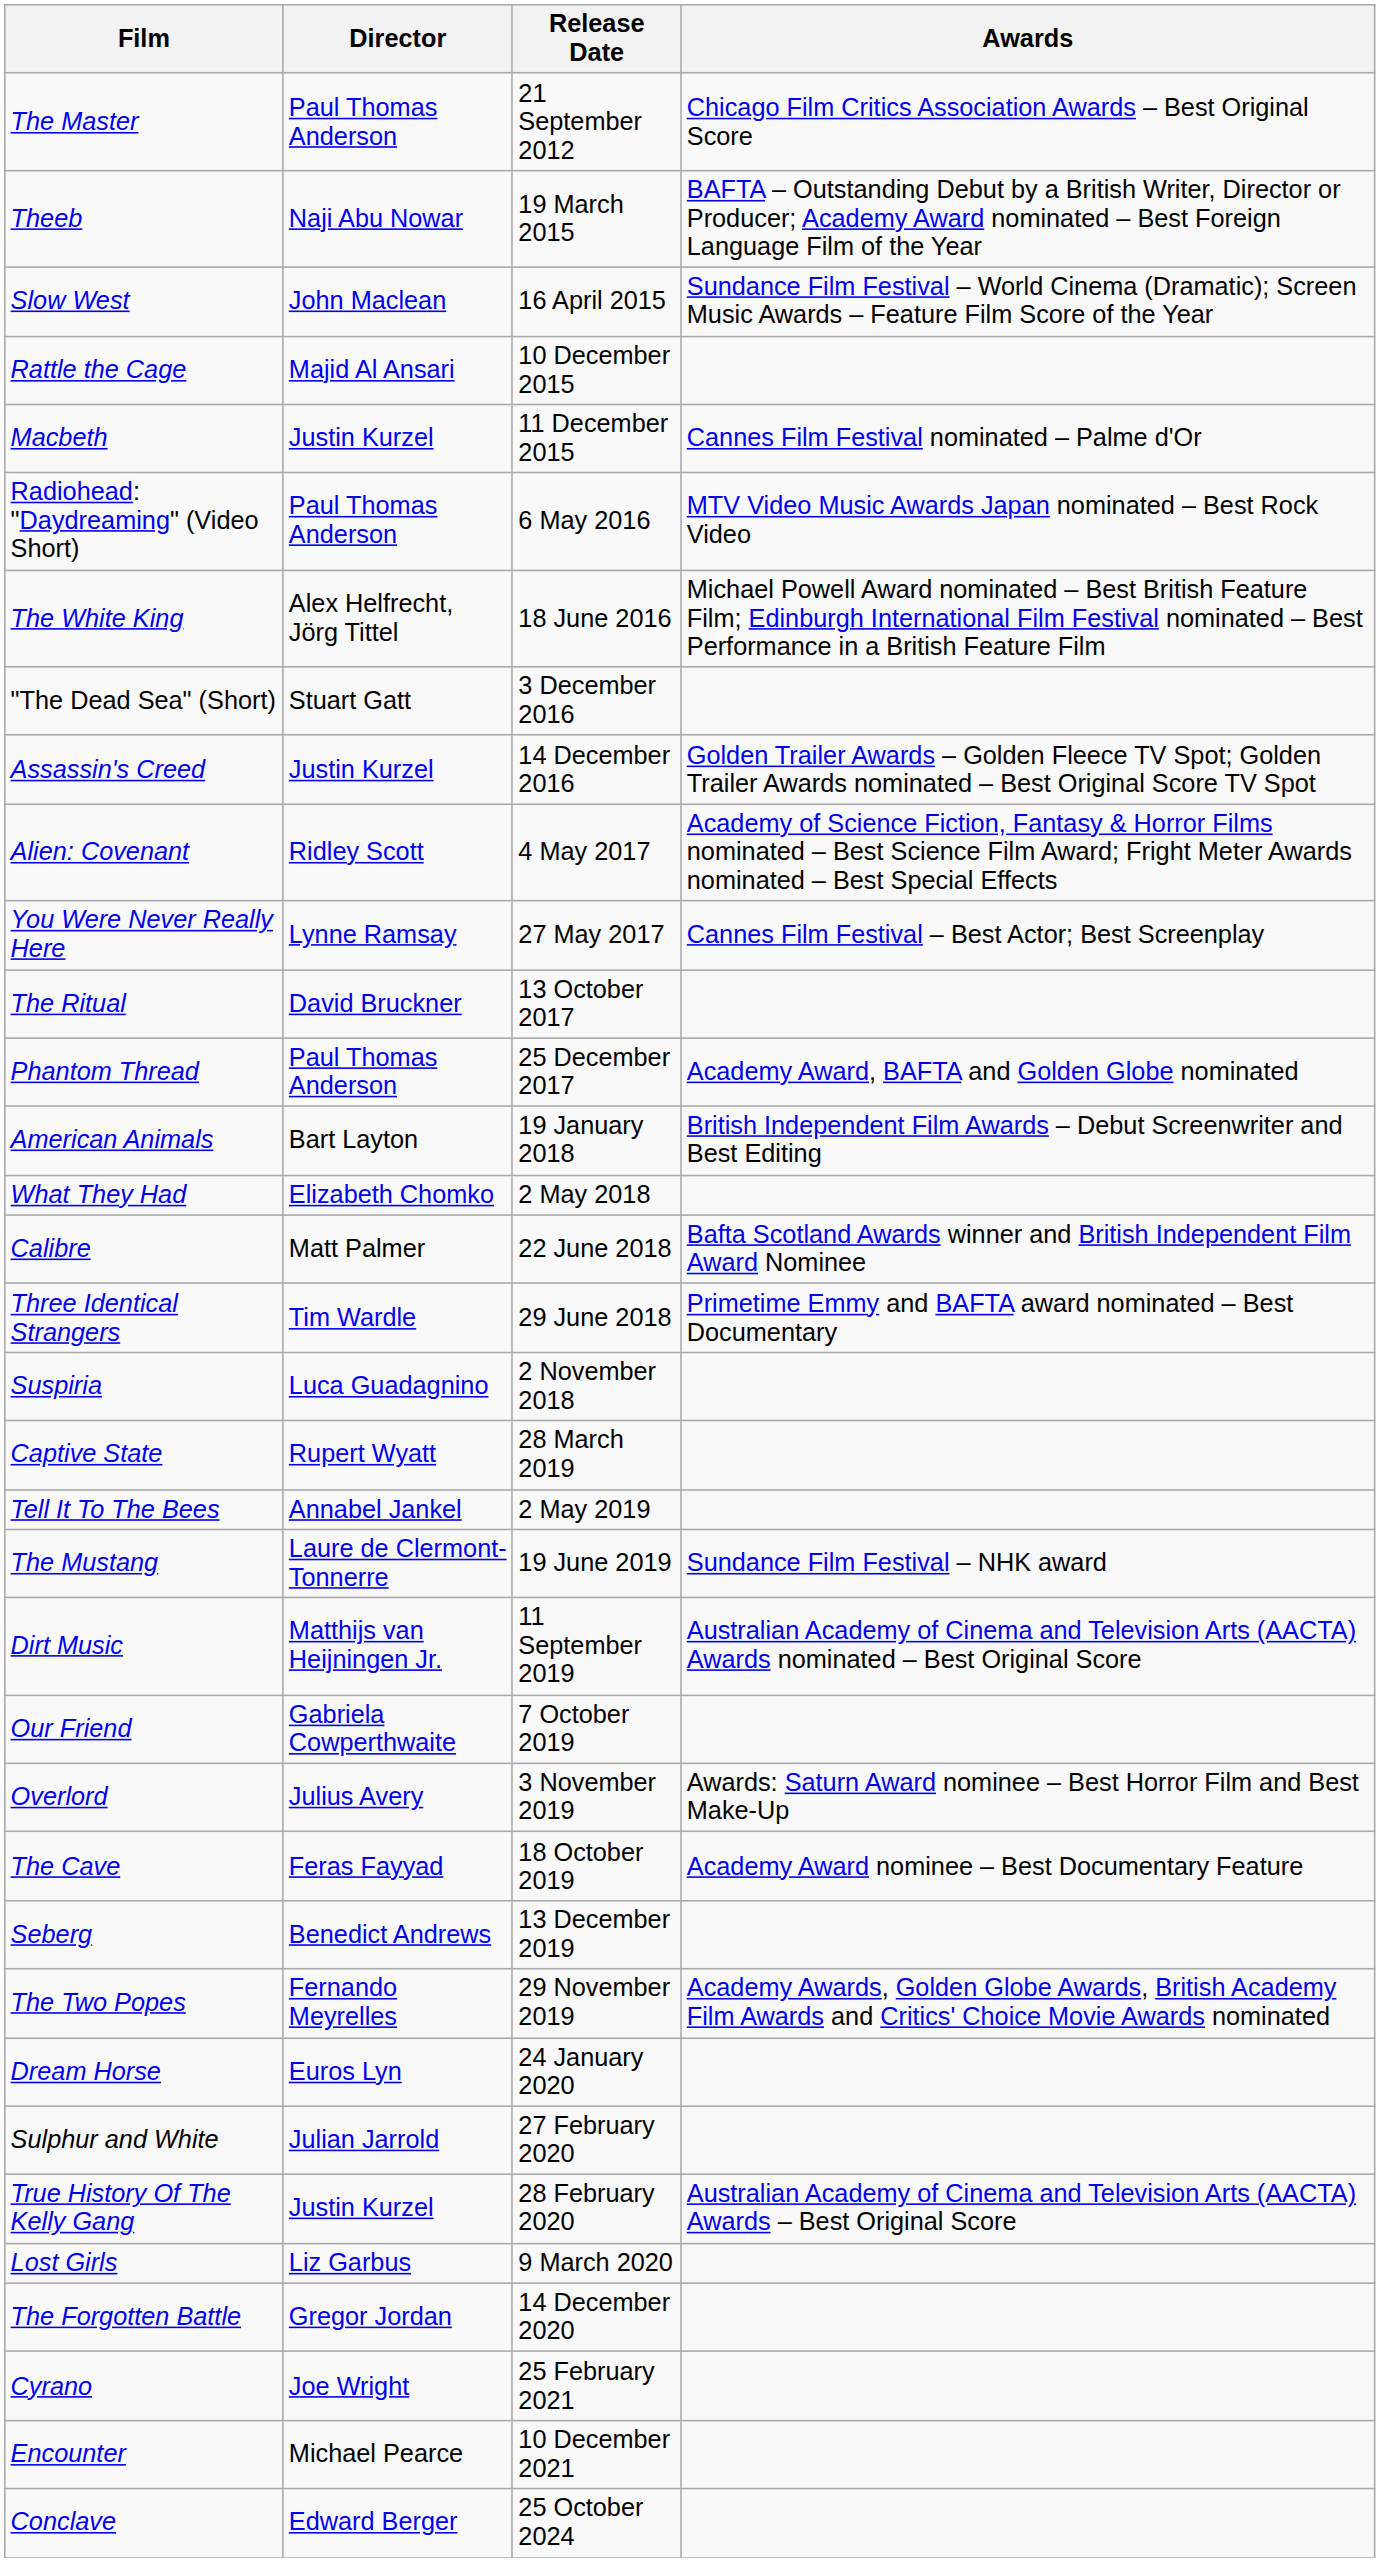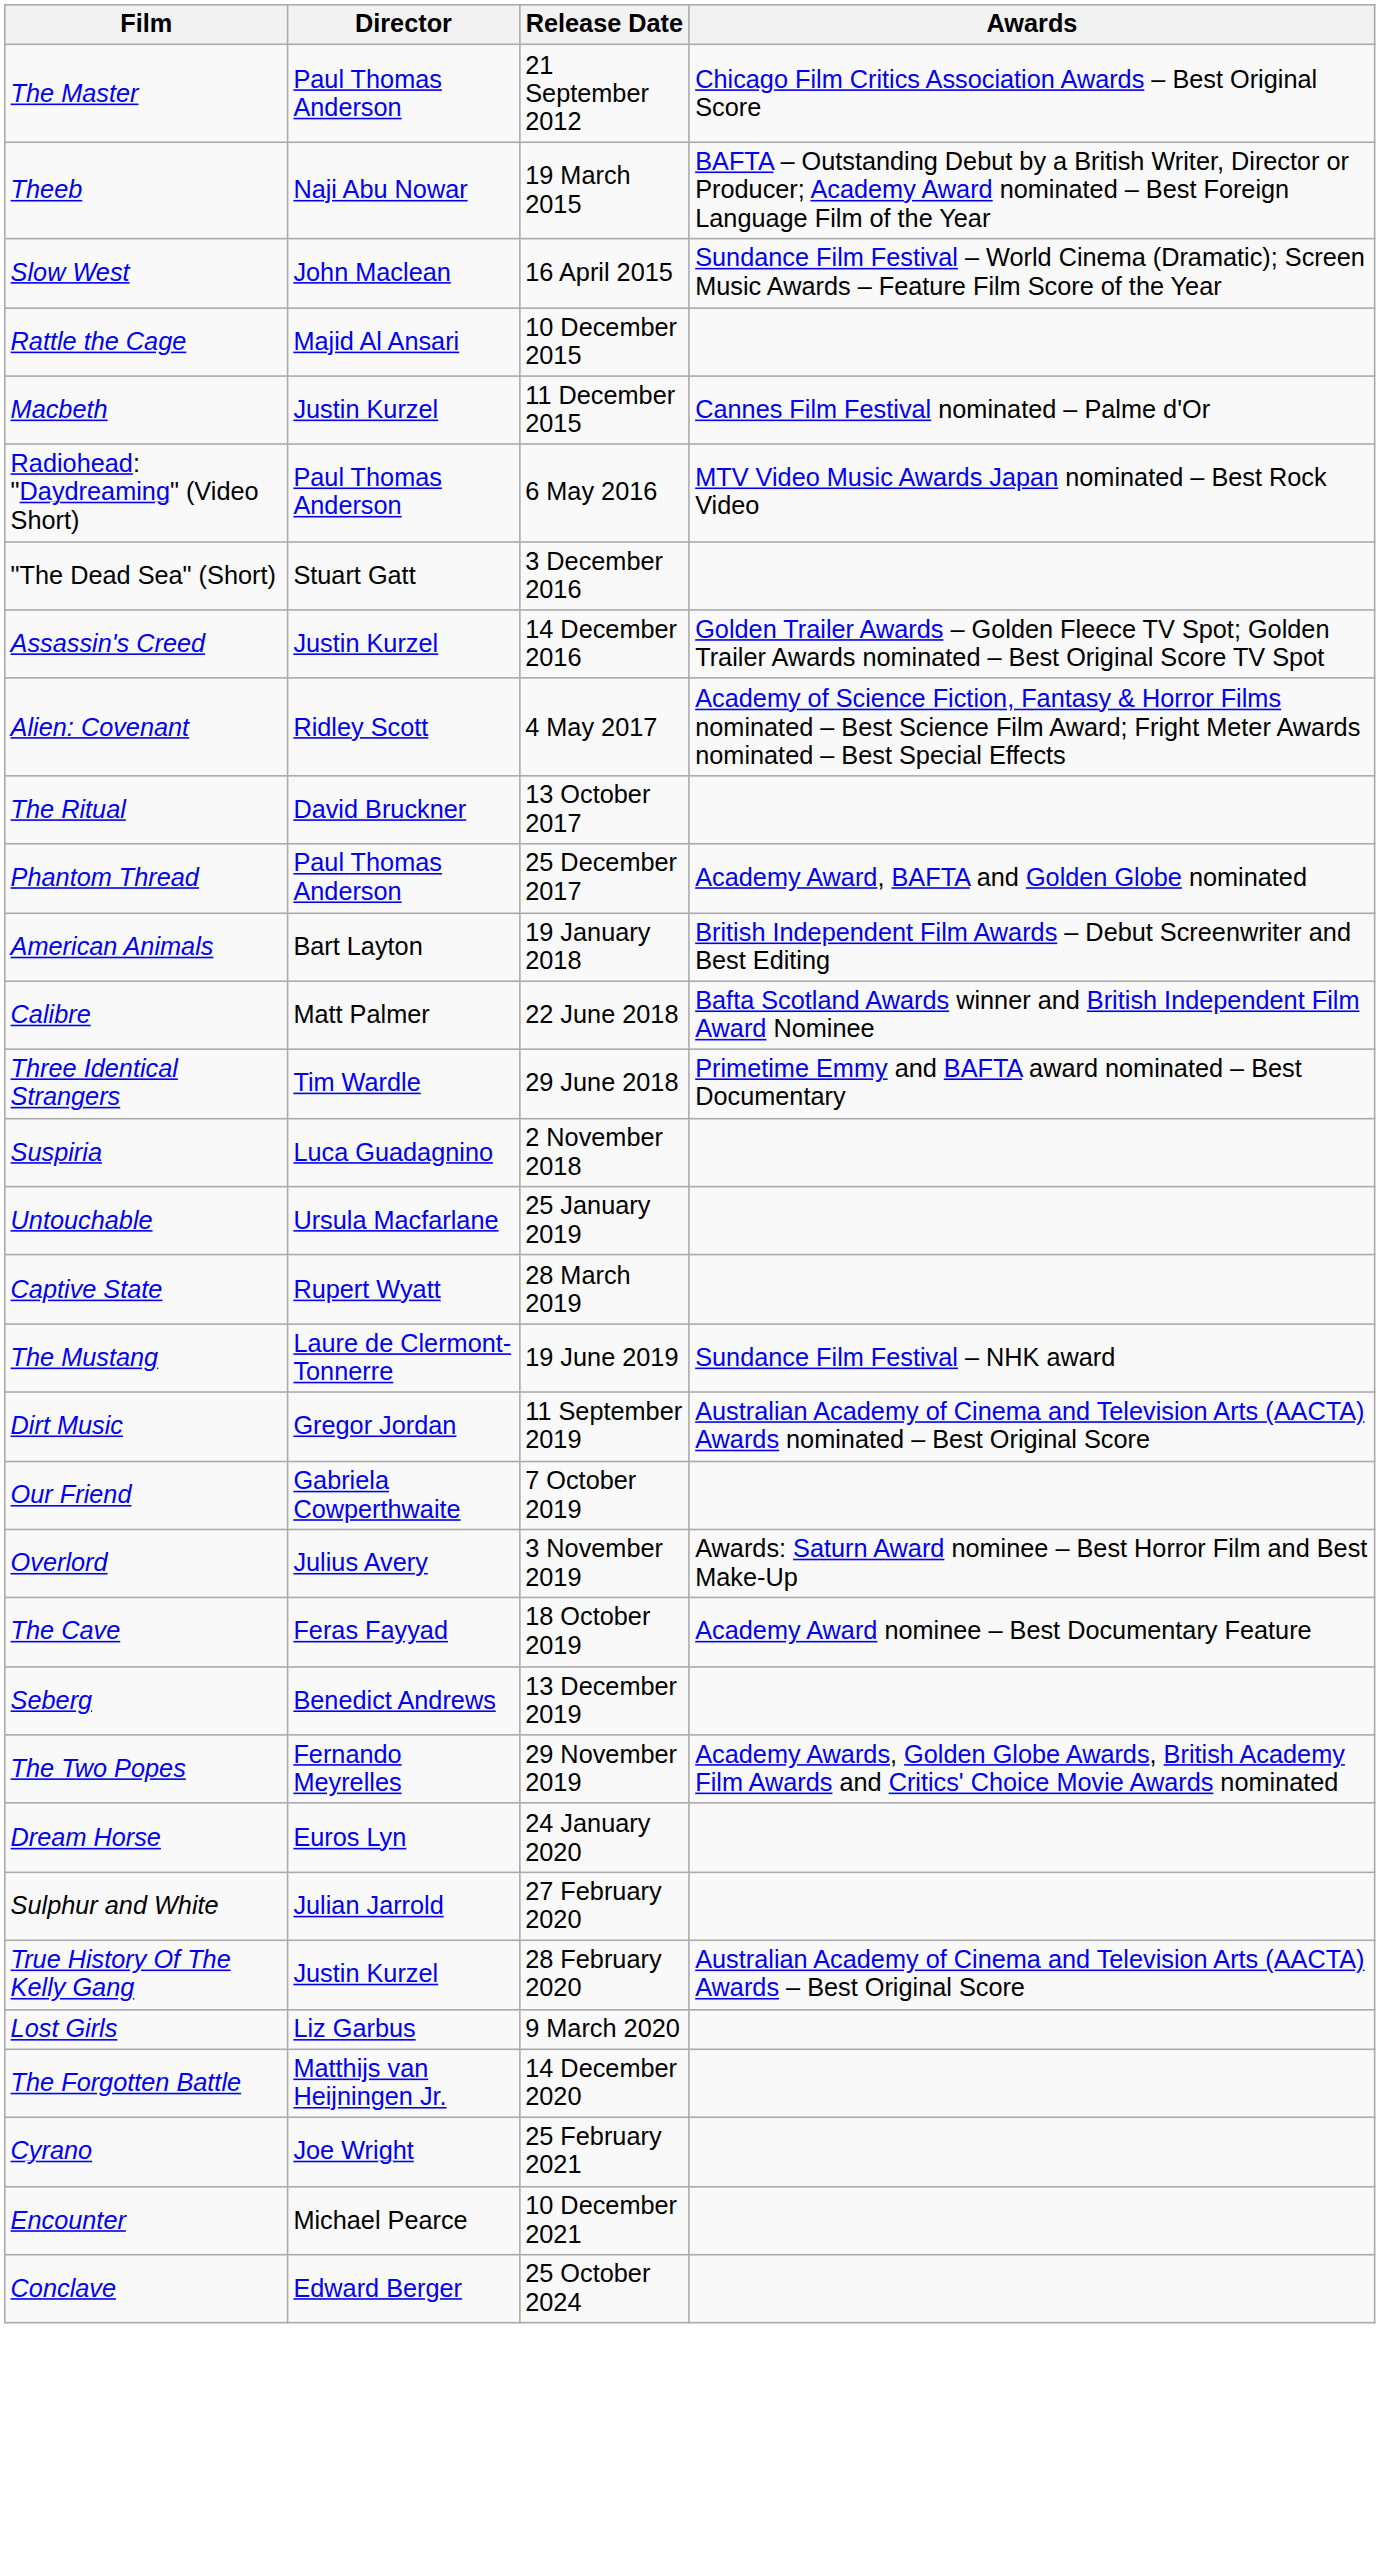- row: (97, 618)
- row: (142, 934)
- row: (98, 1194)
+ row: (82, 1220)
- row: (115, 1508)
(365, 1646) Matthijs van Heijningen Jr. -> (375, 1426) Gregor Jordan
(370, 2317) Gregor Jordan -> (370, 2083) Matthijs van Heijningen Jr.
